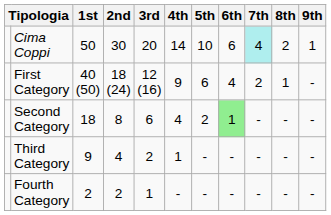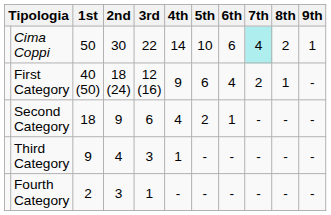(149, 45) 20 -> (149, 45) 22
(119, 119) 8 -> (119, 119) 9
(232, 119) lightgreen background -> (232, 119) no background
(149, 156) 2 -> (149, 156) 3
(119, 193) 2 -> (119, 193) 3
